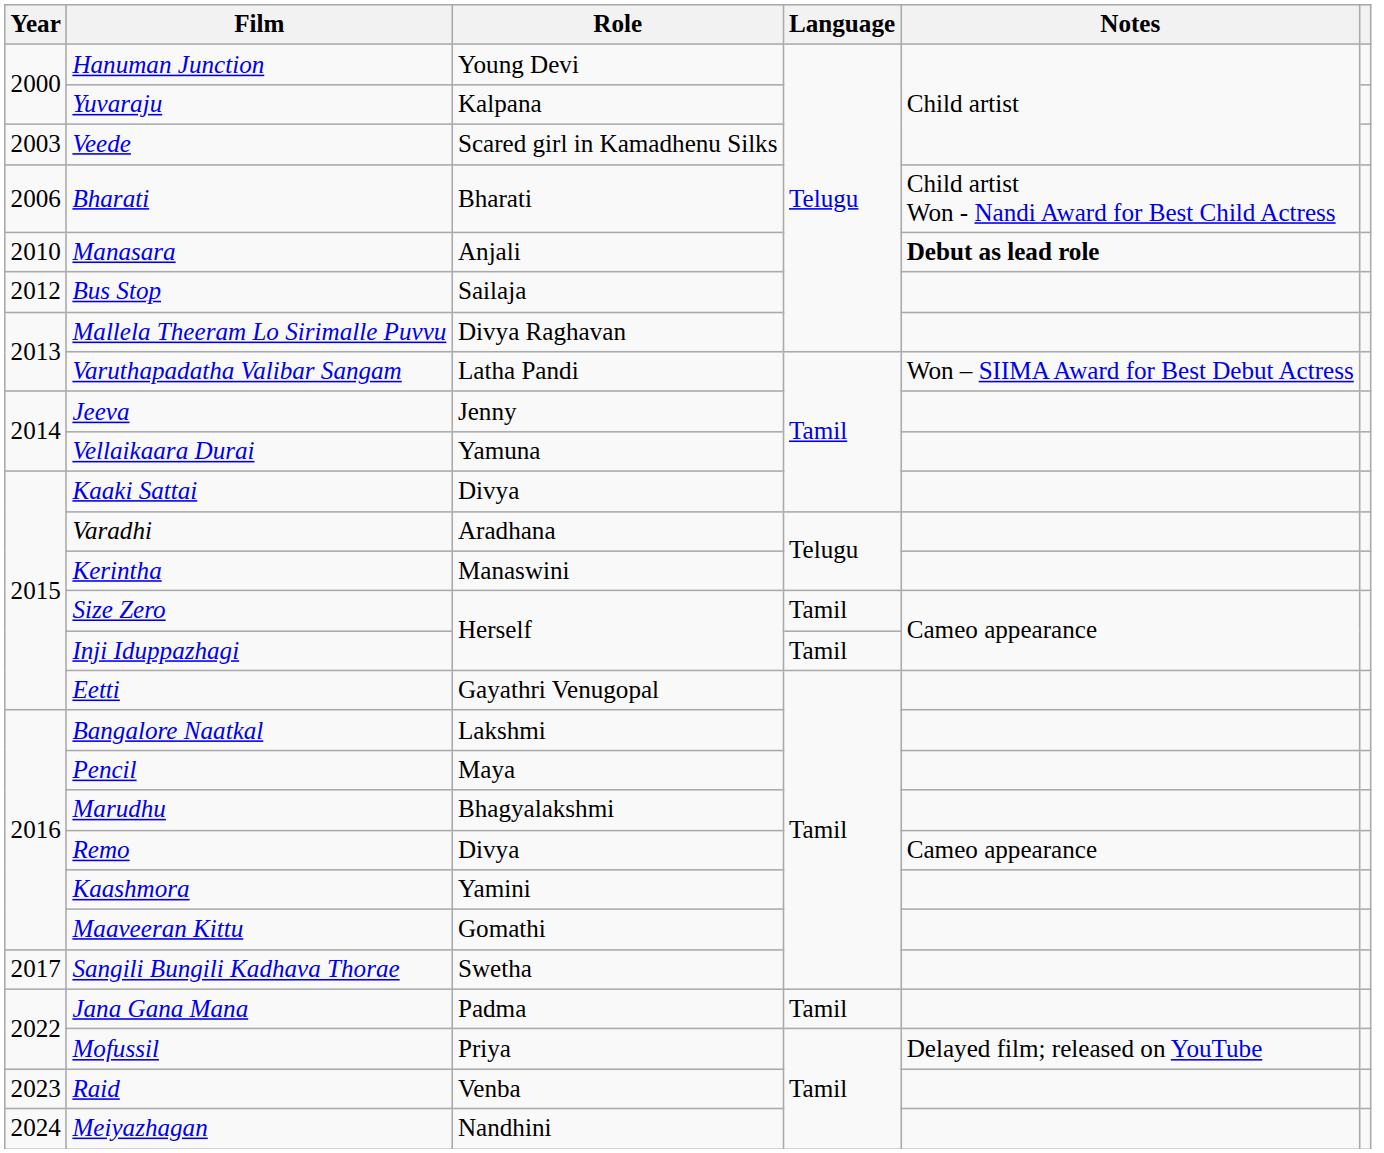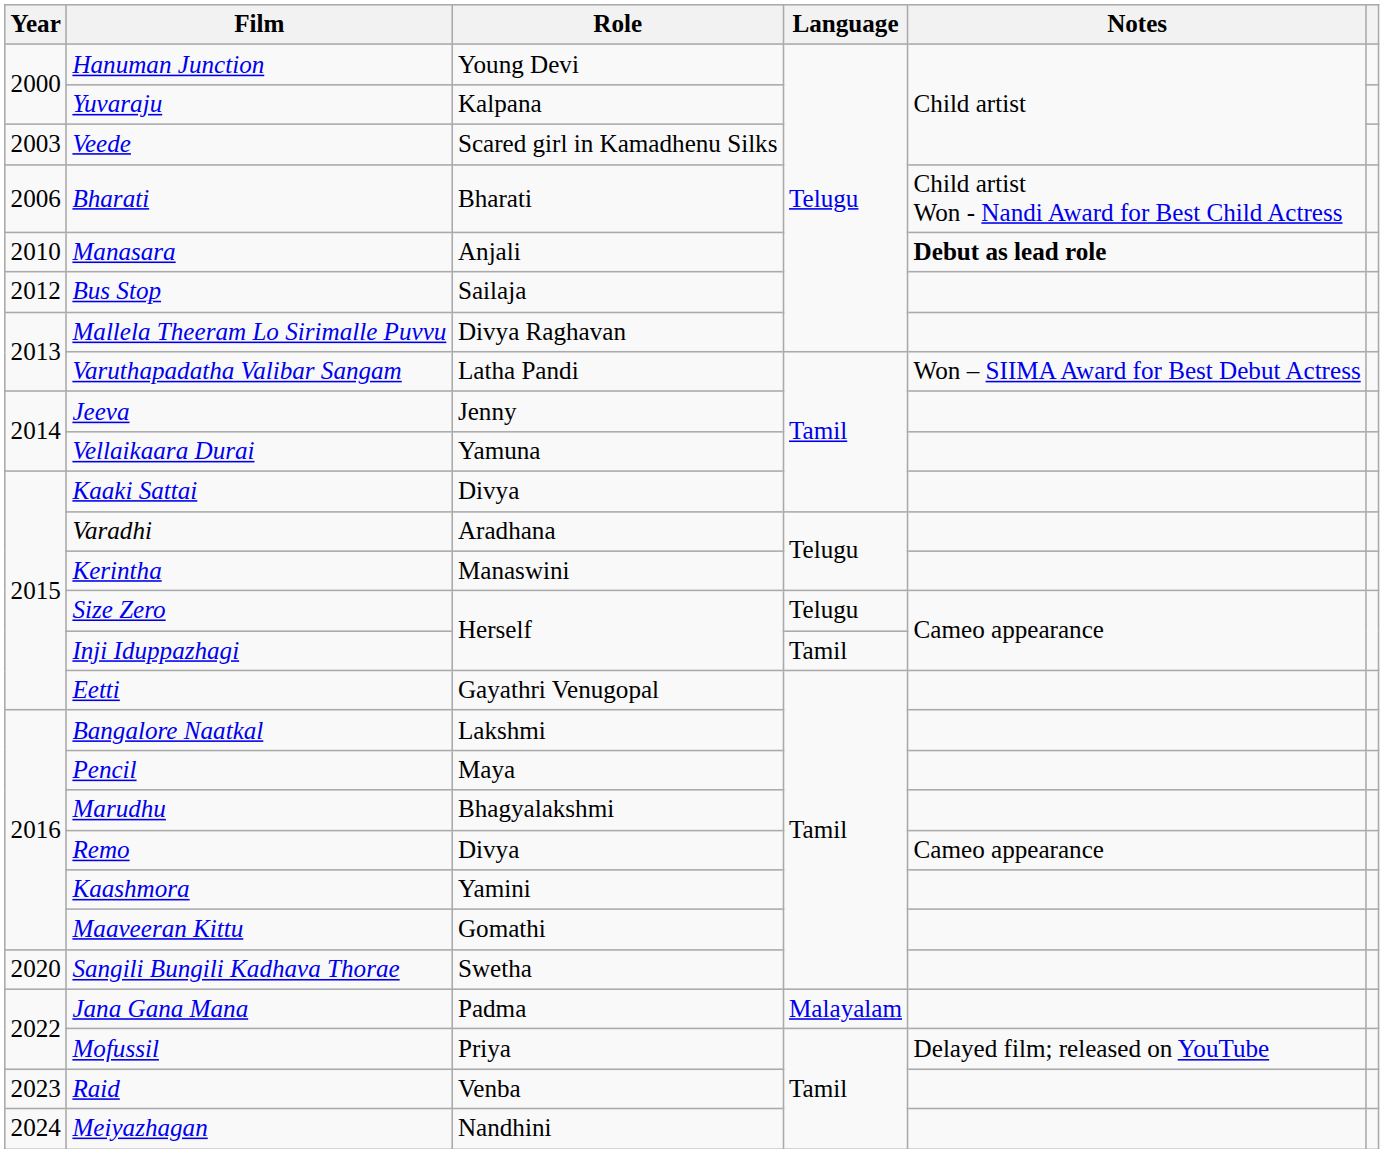(818, 610) Tamil -> (824, 610) Telugu
(36, 968) 2017 -> (36, 968) 2020
(818, 1008) Tamil -> (846, 1008) Malayalam
